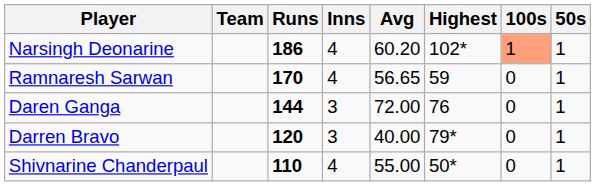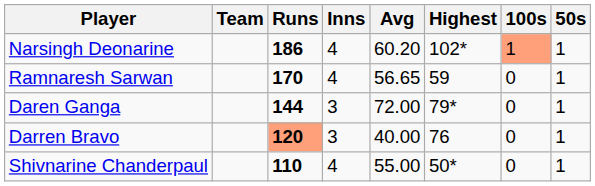(439, 107) 76 -> (443, 107) 79*
(288, 136) no background -> (288, 136) lightsalmon background
(443, 136) 79* -> (439, 136) 76
